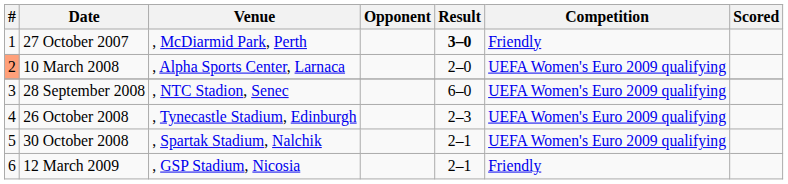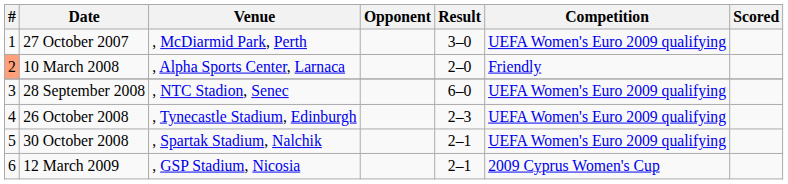(460, 41) bold -> (460, 41) normal
(515, 41) Friendly -> (607, 41) UEFA Women's Euro 2009 qualifying
(607, 66) UEFA Women's Euro 2009 qualifying -> (515, 66) Friendly
(515, 166) Friendly -> (574, 166) 2009 Cyprus Women's Cup
